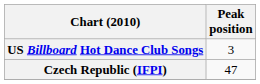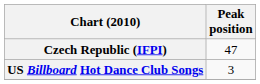rows swapped: (105, 69) <-> (105, 49)
